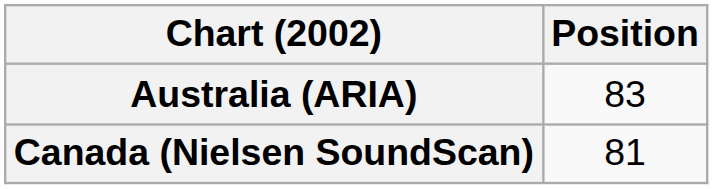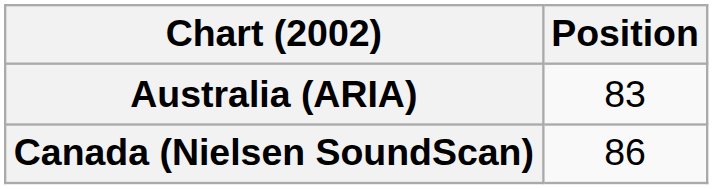(625, 152) 81 -> (625, 152) 86
